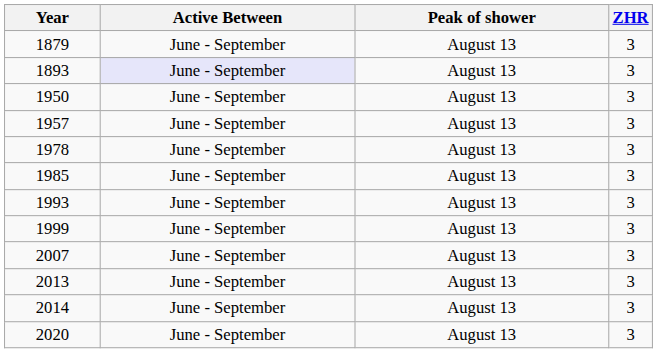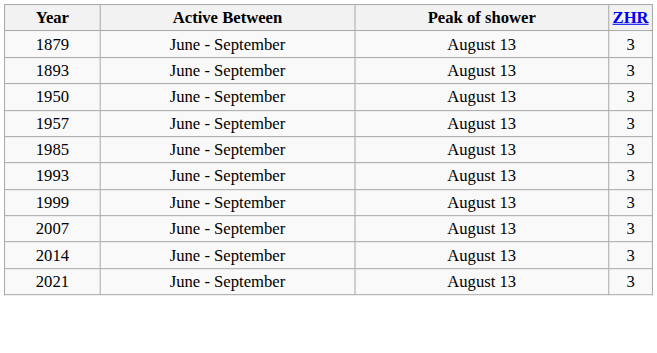(227, 70) lavender background -> (227, 70) no background
- row: (52, 149)
- row: (52, 281)
- row: (52, 334)
+ row: (52, 281)
